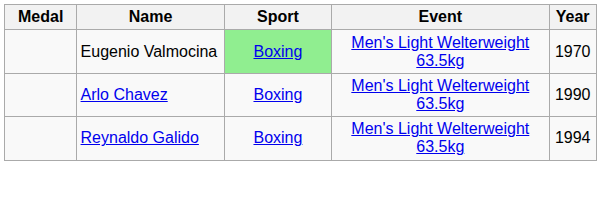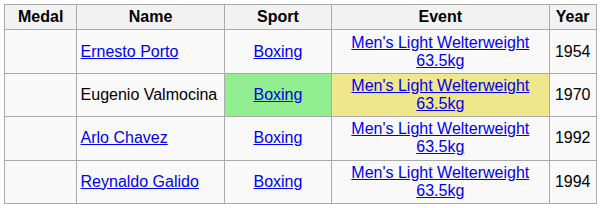+ row: (129, 51)
(440, 51) no background -> (440, 94) khaki background
(573, 94) 1990 -> (573, 138) 1992
